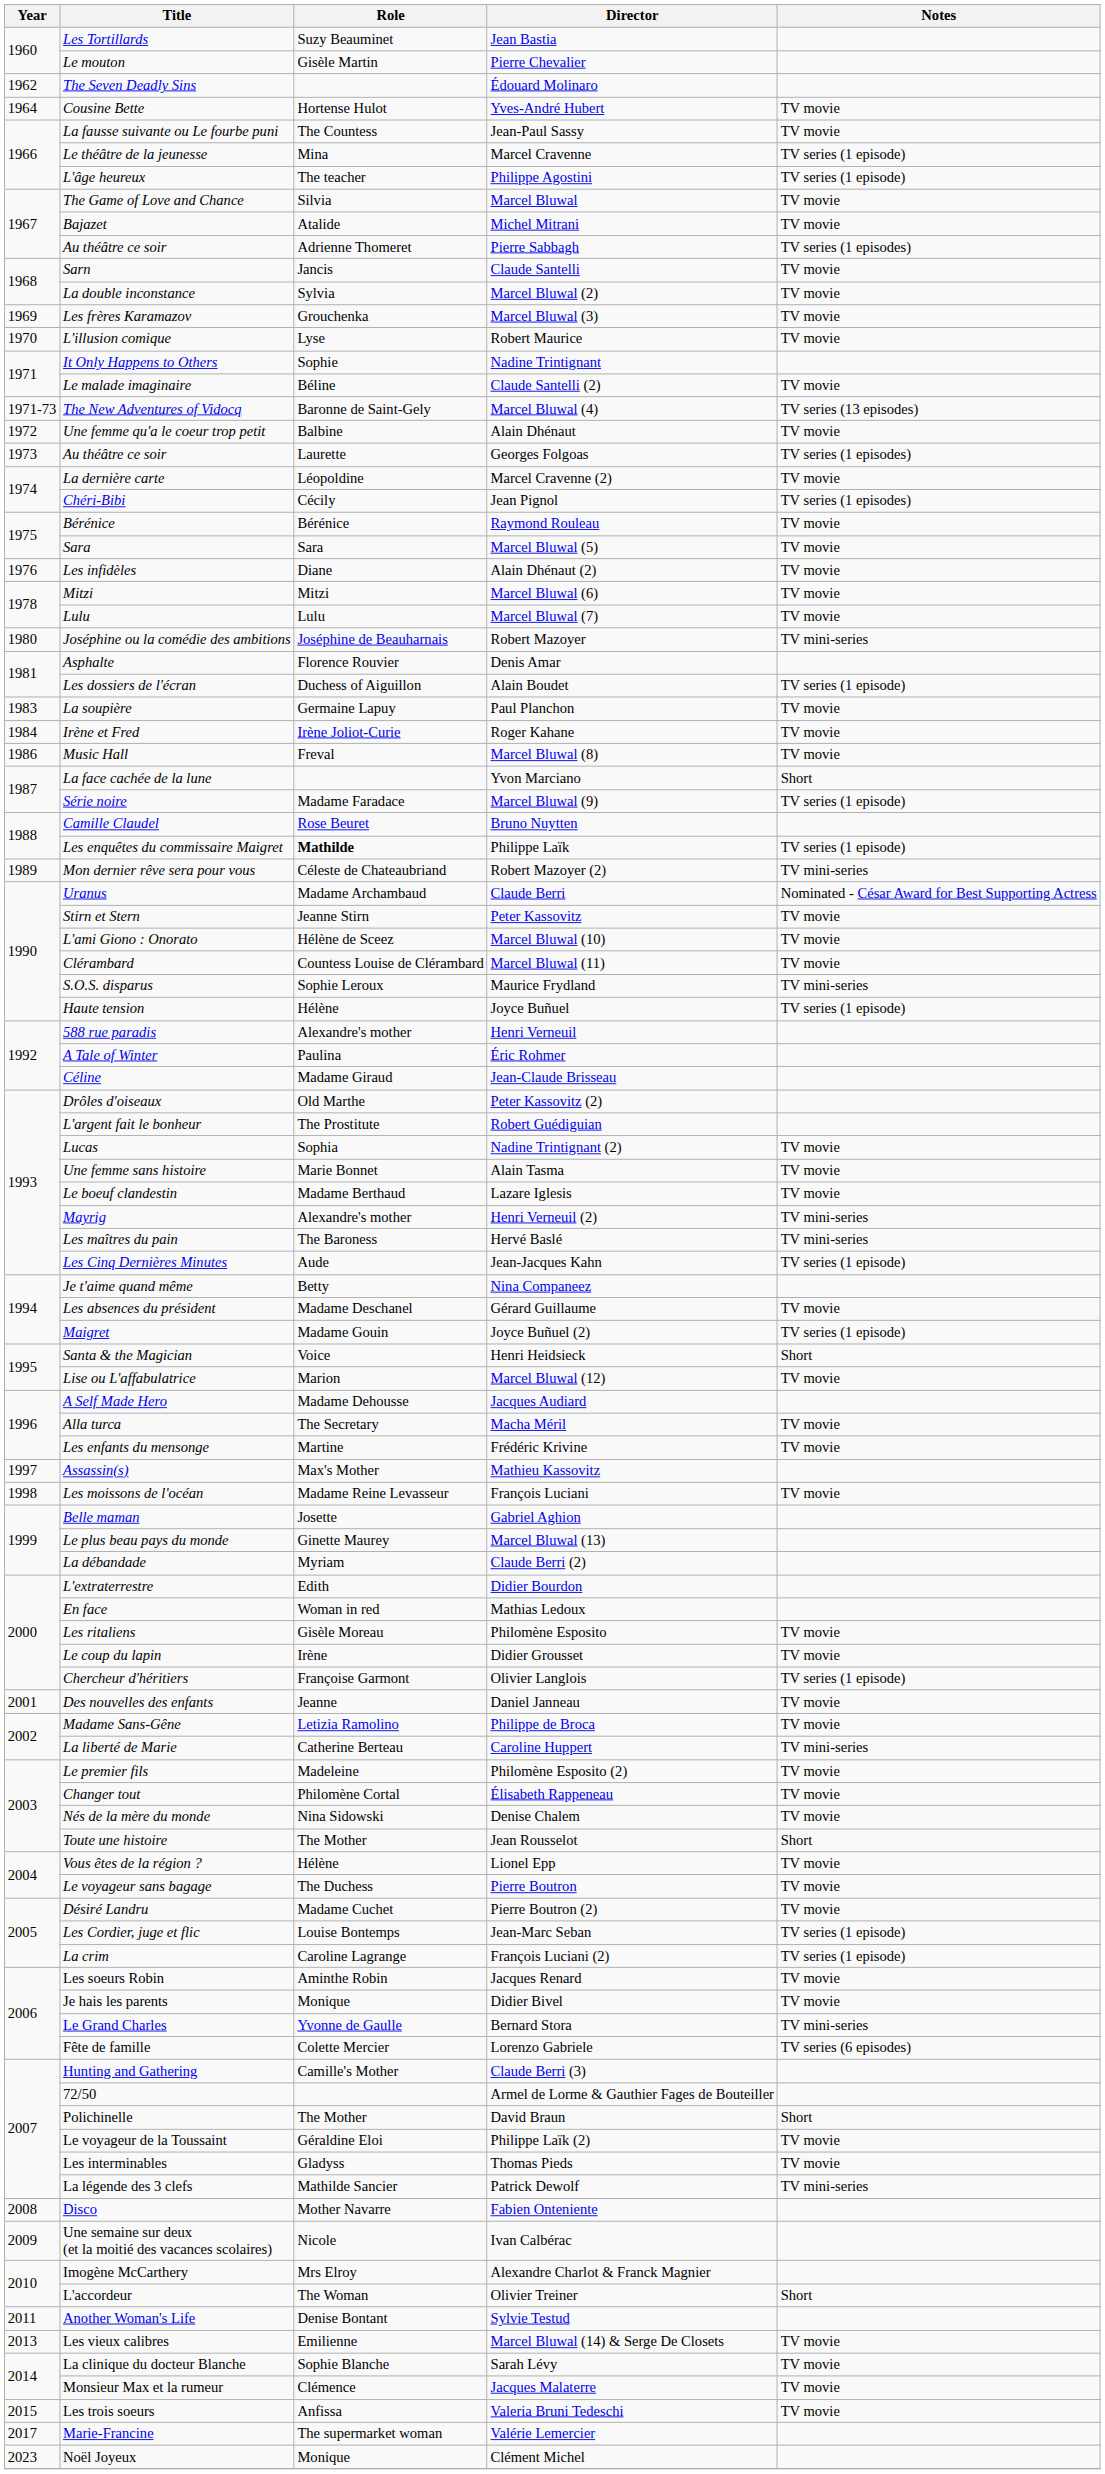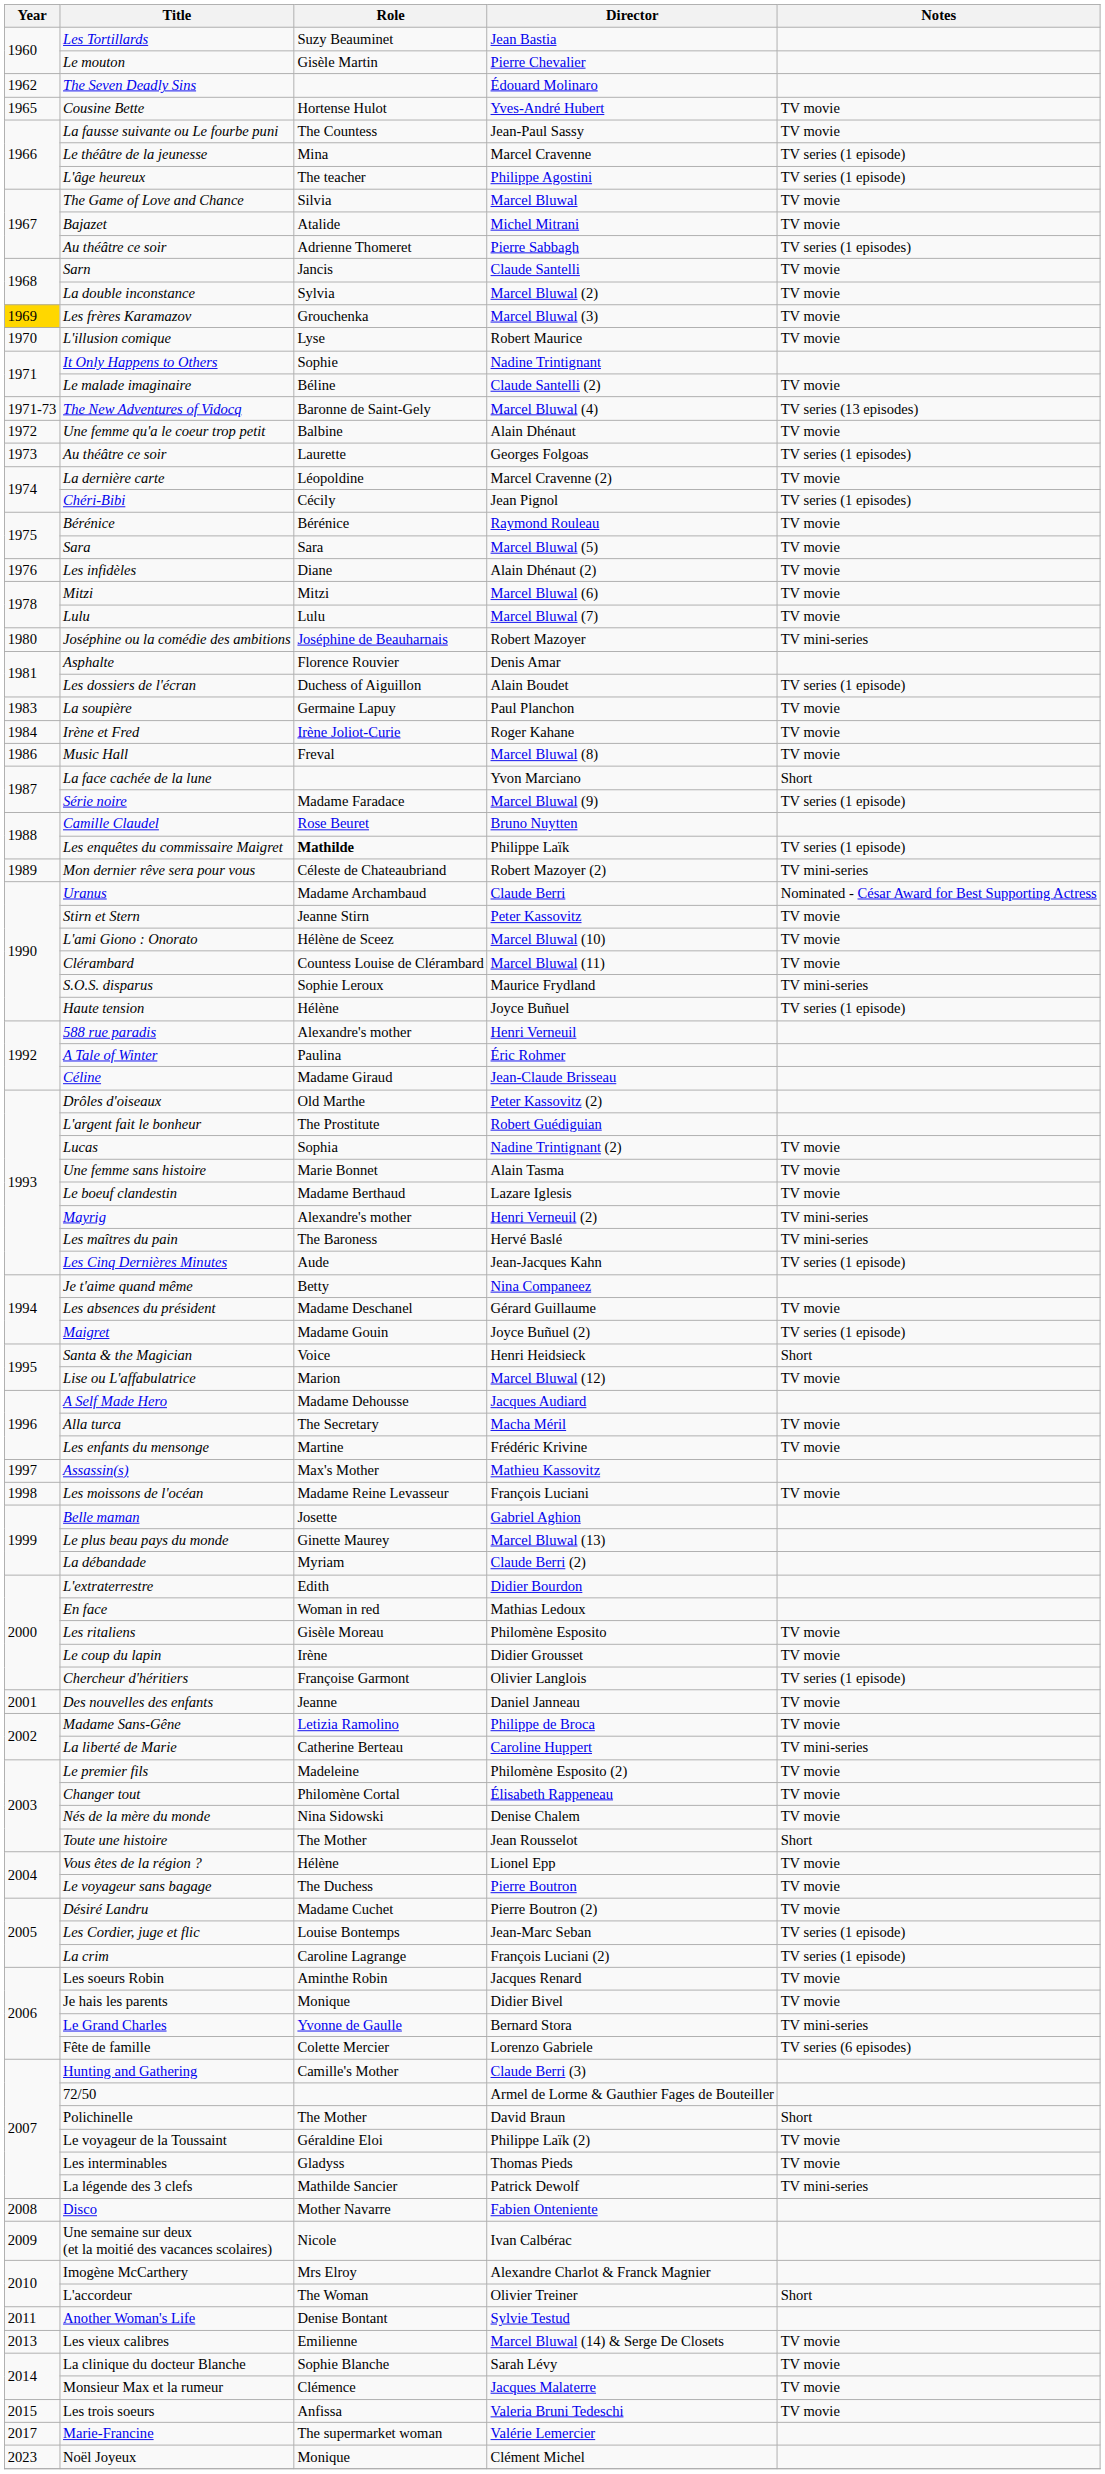(22, 108) 1964 -> (22, 108) 1965
(22, 316) no background -> (22, 316) gold background
